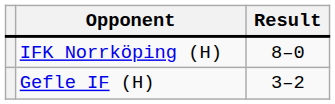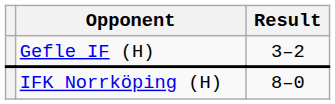rows swapped: (121, 53) <-> (87, 83)
